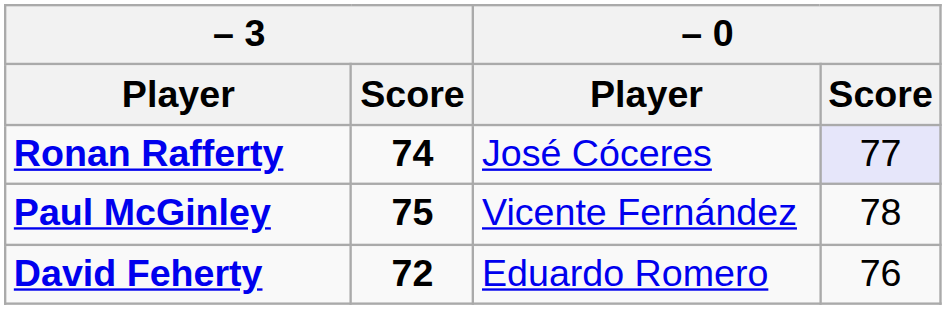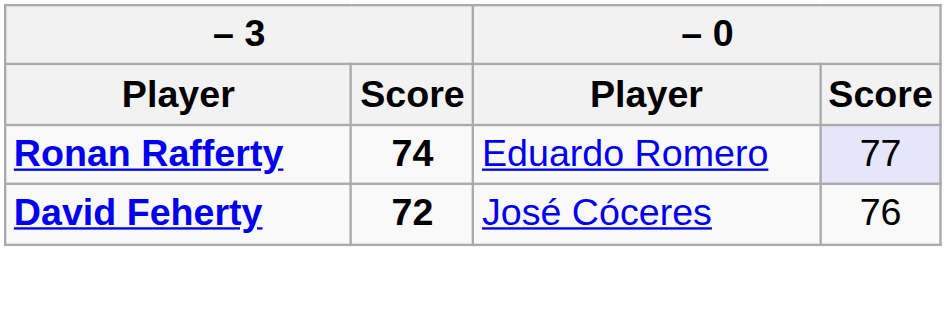(597, 153) José Cóceres -> (625, 153) Eduardo Romero
- row: (142, 213)
(625, 272) Eduardo Romero -> (597, 213) José Cóceres
